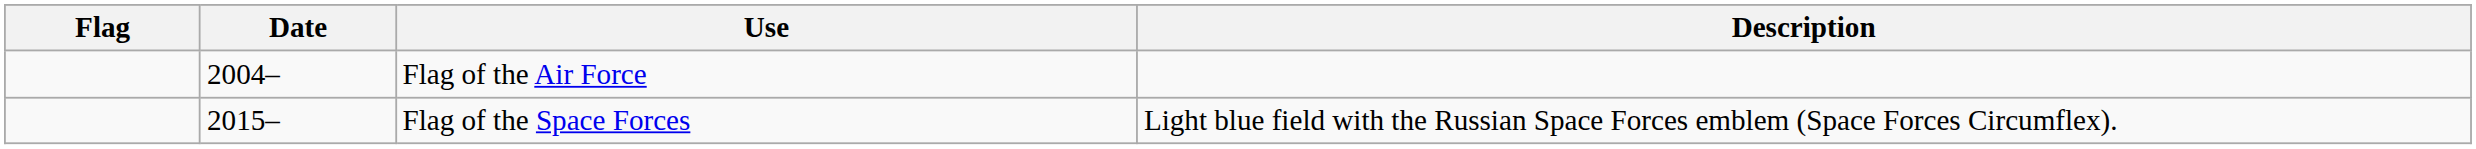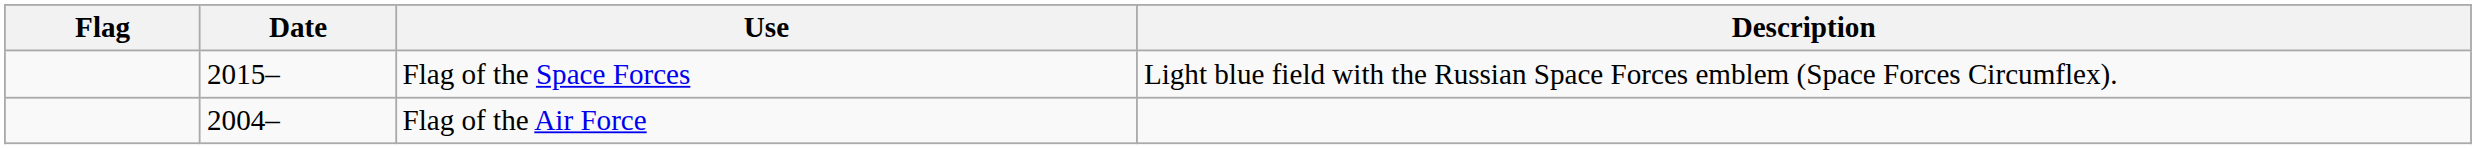rows swapped: (525, 73) <-> (546, 119)
